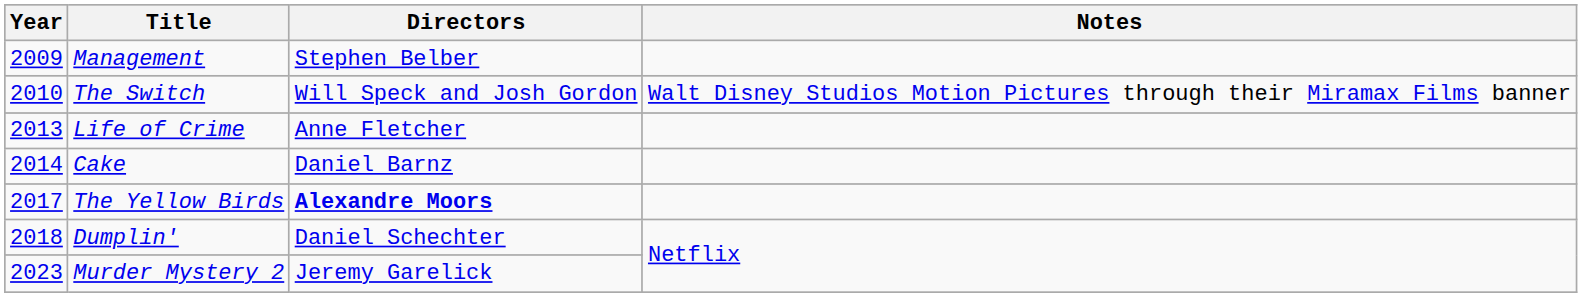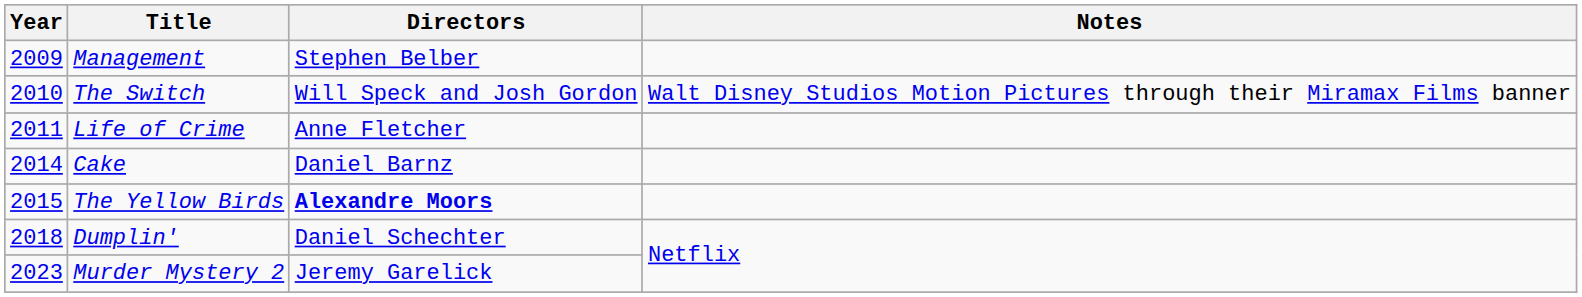(36, 130) 2013 -> (36, 130) 2011
(36, 202) 2017 -> (36, 202) 2015
